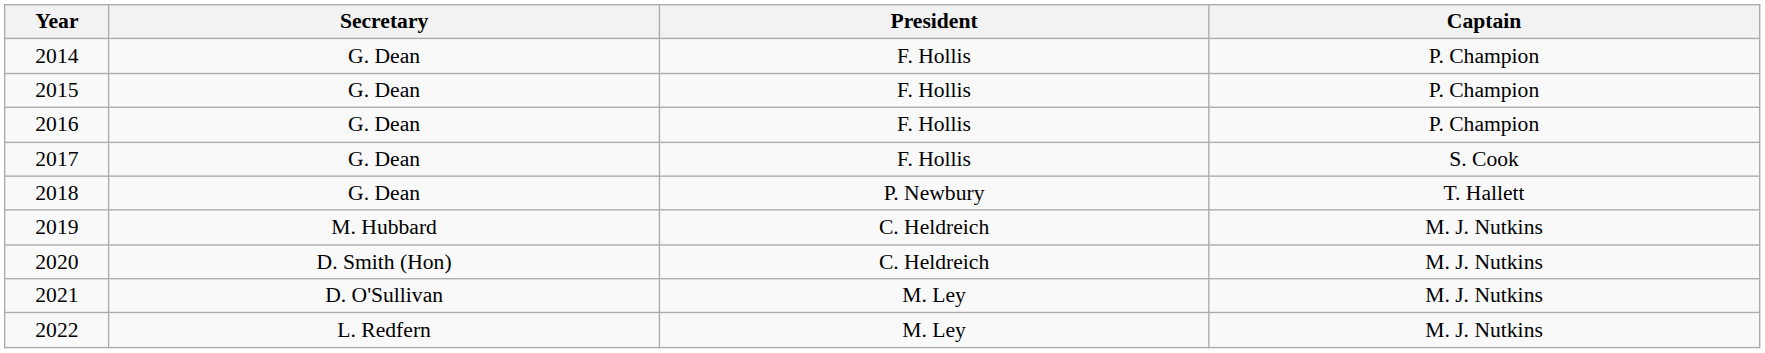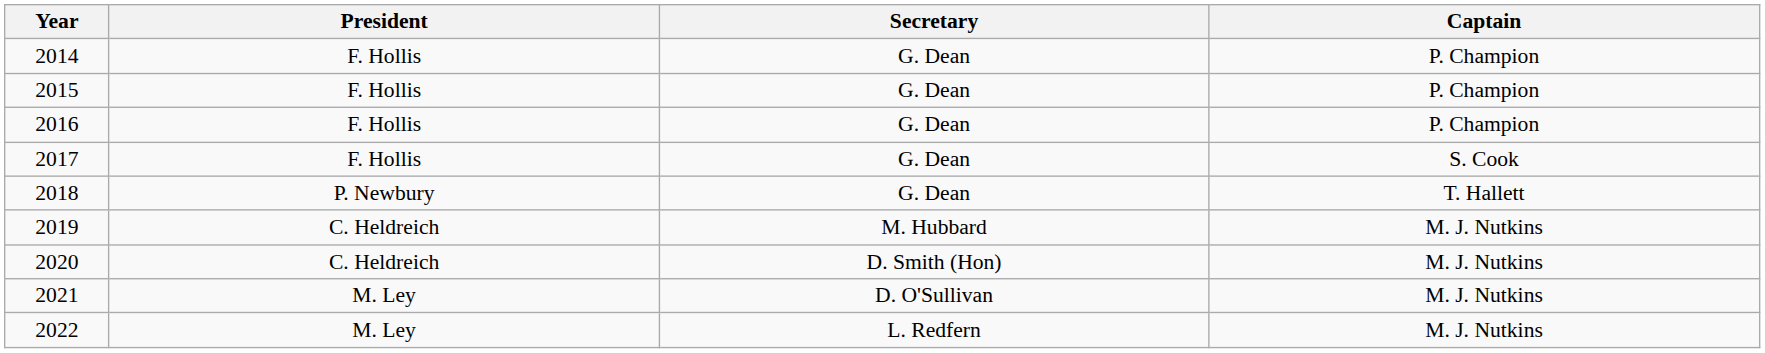columns swapped: (934, 21) <-> (384, 21)
